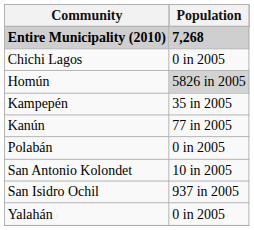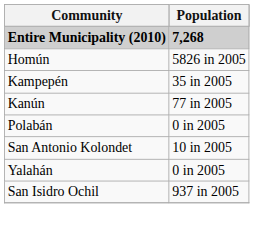- row: (45, 59)
(209, 81) lightgrey background -> (209, 59) no background
rows swapped: (53, 192) <-> (30, 214)
